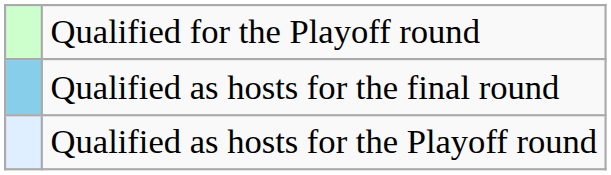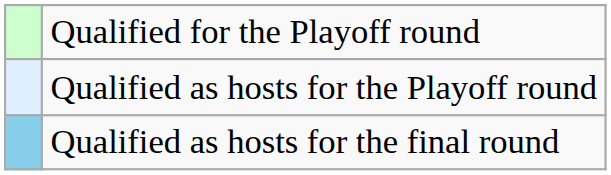rows swapped: (305, 86) <-> (324, 141)
